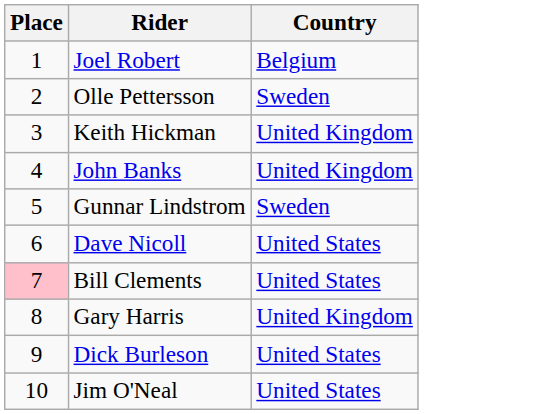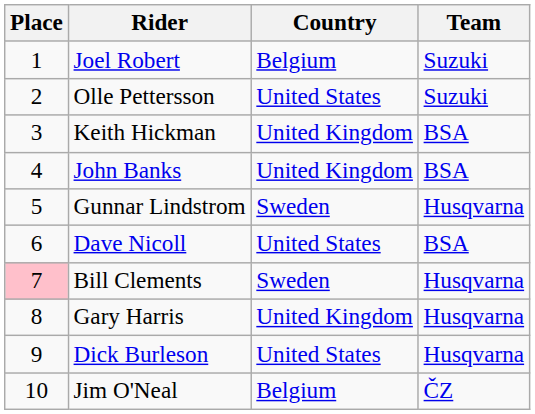+ column: (474, 22)
(293, 96) Sweden -> (319, 96) United States
(319, 280) United States -> (293, 280) Sweden
(319, 390) United States -> (296, 390) Belgium
